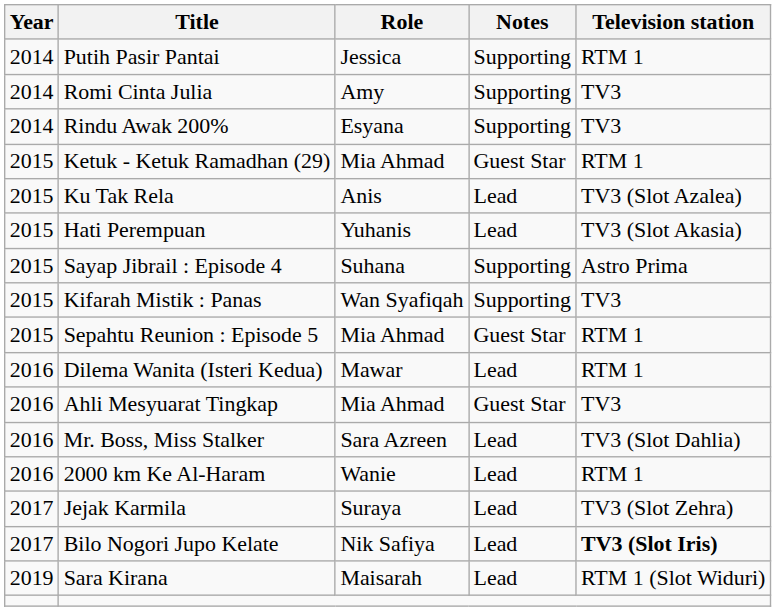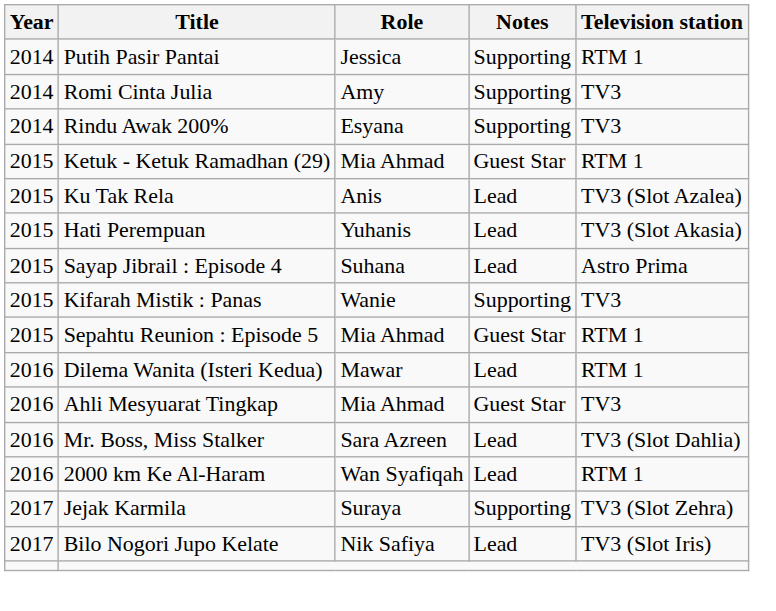(522, 265) Supporting -> (495, 265) Lead
(402, 299) Wan Syafiqah -> (368, 299) Wanie
(368, 473) Wanie -> (402, 473) Wan Syafiqah
(495, 508) Lead -> (522, 508) Supporting
(649, 543) bold -> (646, 543) normal
- row: (116, 578)
